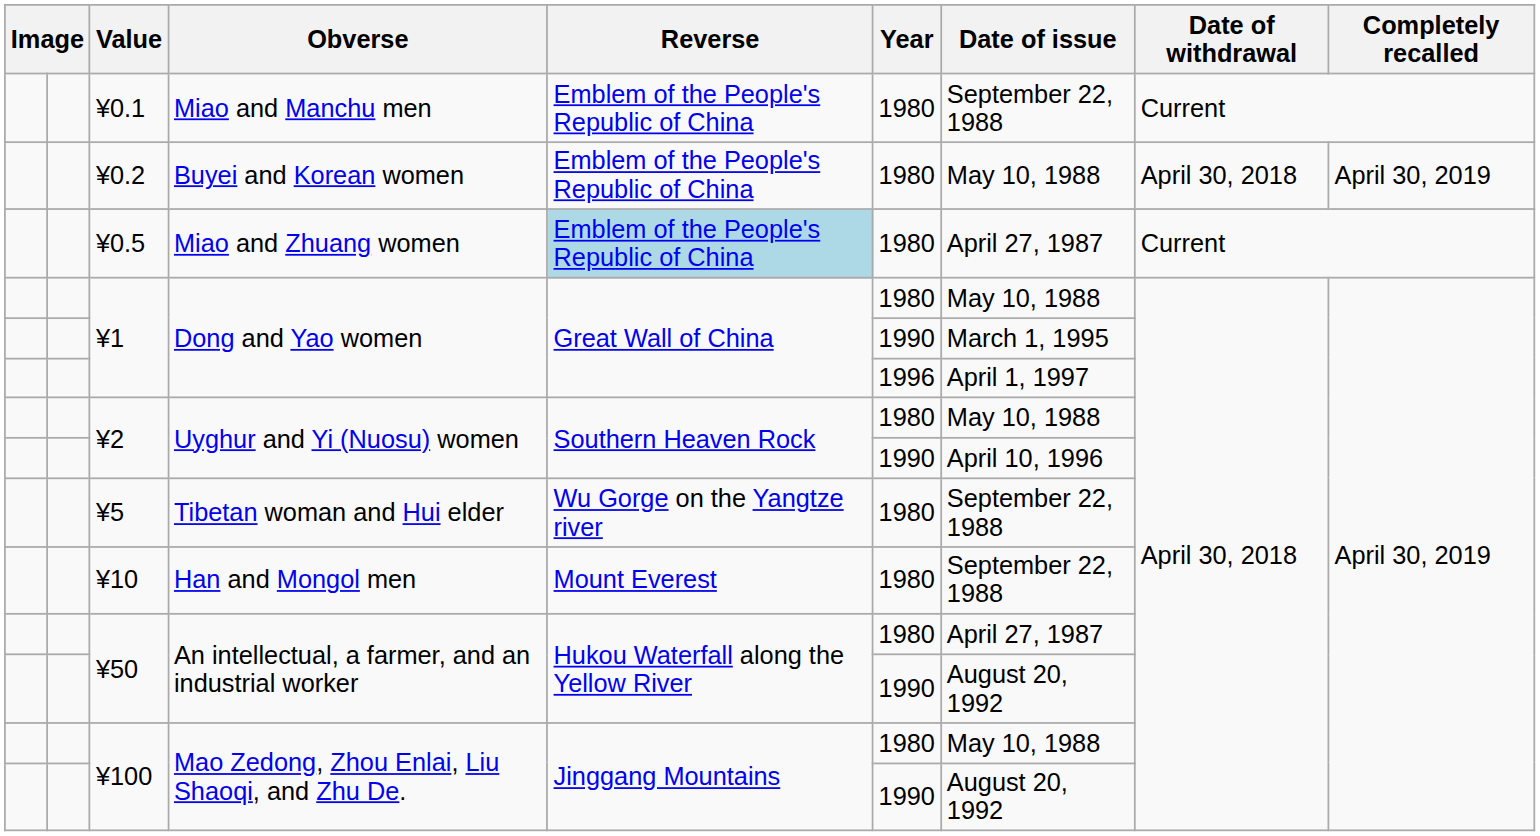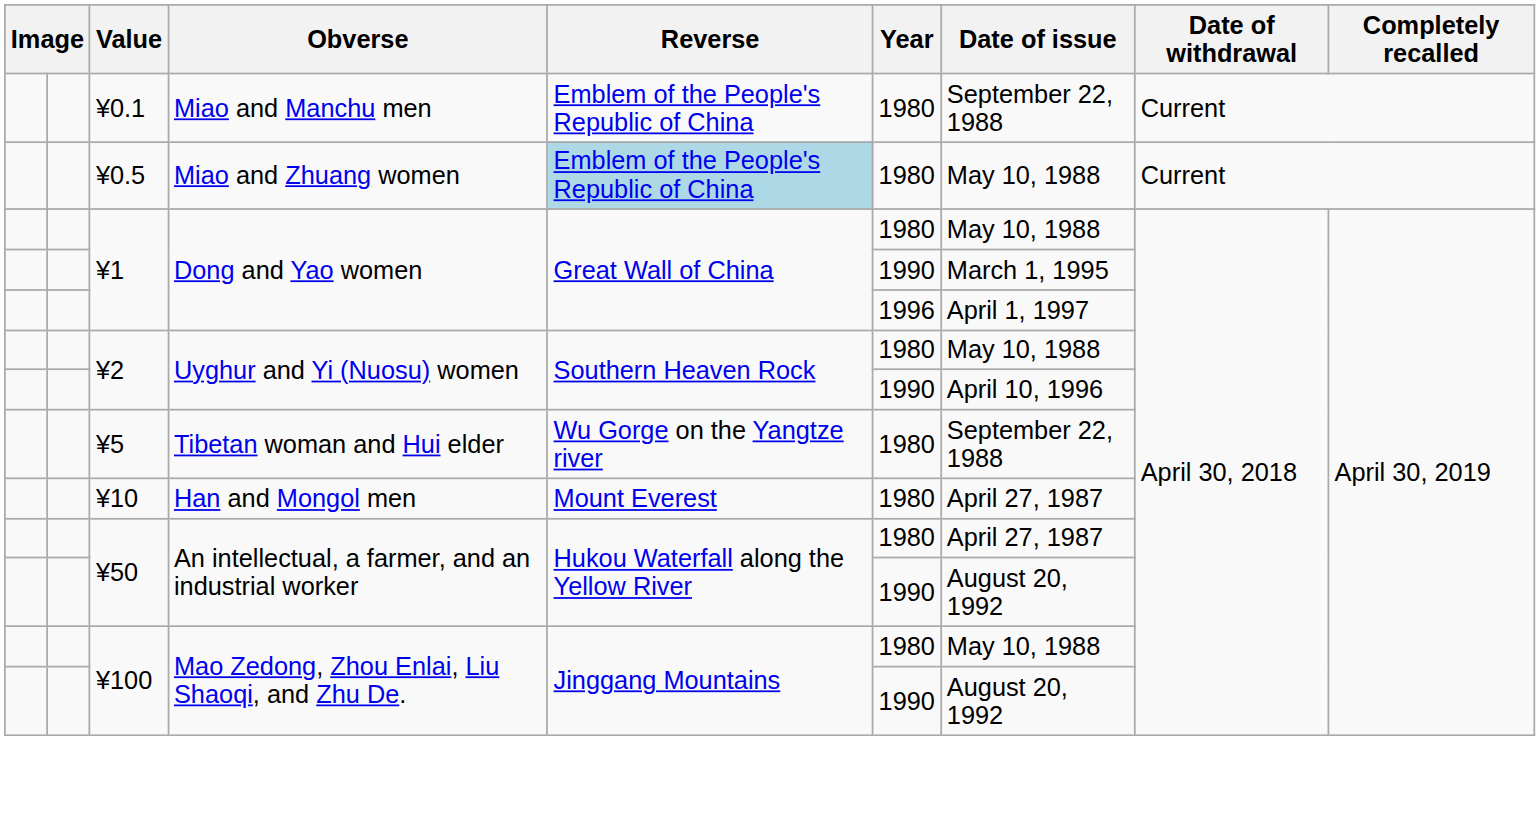- row: (121, 176)
(1025, 244) April 27, 1987 -> (1024, 176) May 10, 1988
(1030, 581) September 22, 1988 -> (1025, 498) April 27, 1987
